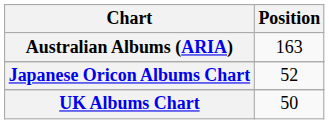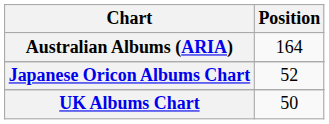(289, 47) 163 -> (289, 47) 164
